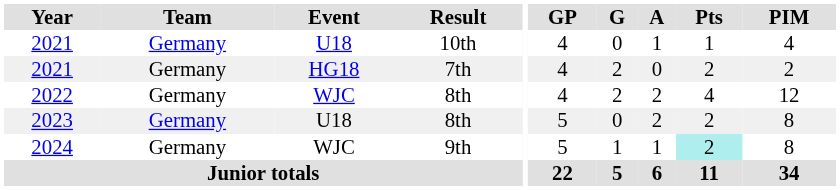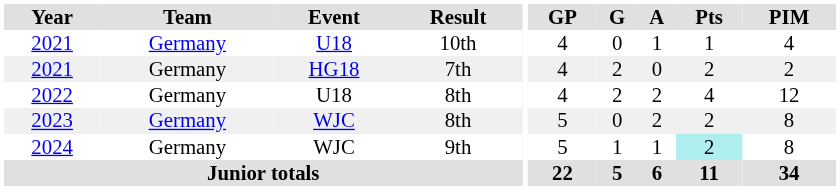(334, 94) WJC -> (334, 94) U18
(334, 120) U18 -> (334, 120) WJC
